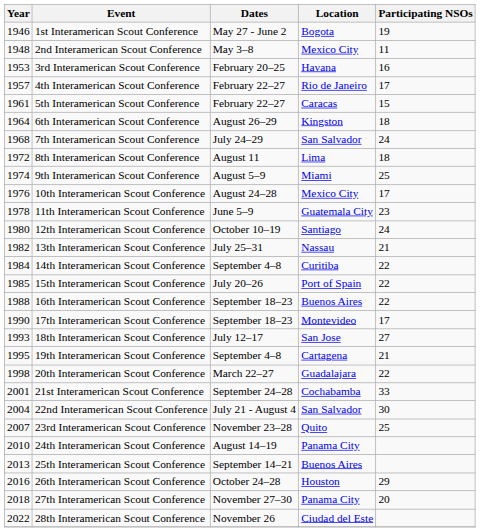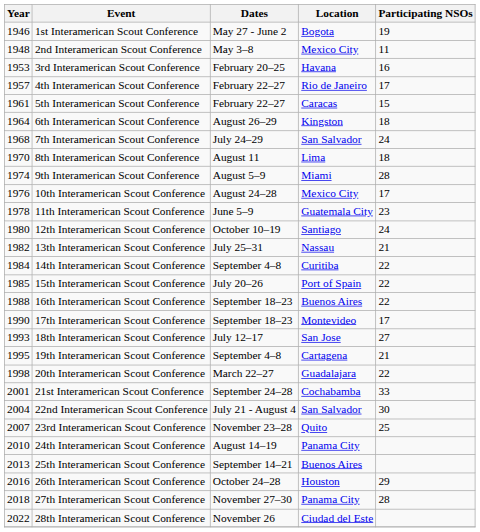(18, 157) 1972 -> (18, 157) 1970
(384, 175) 25 -> (384, 175) 28
(384, 499) 20 -> (384, 499) 28
